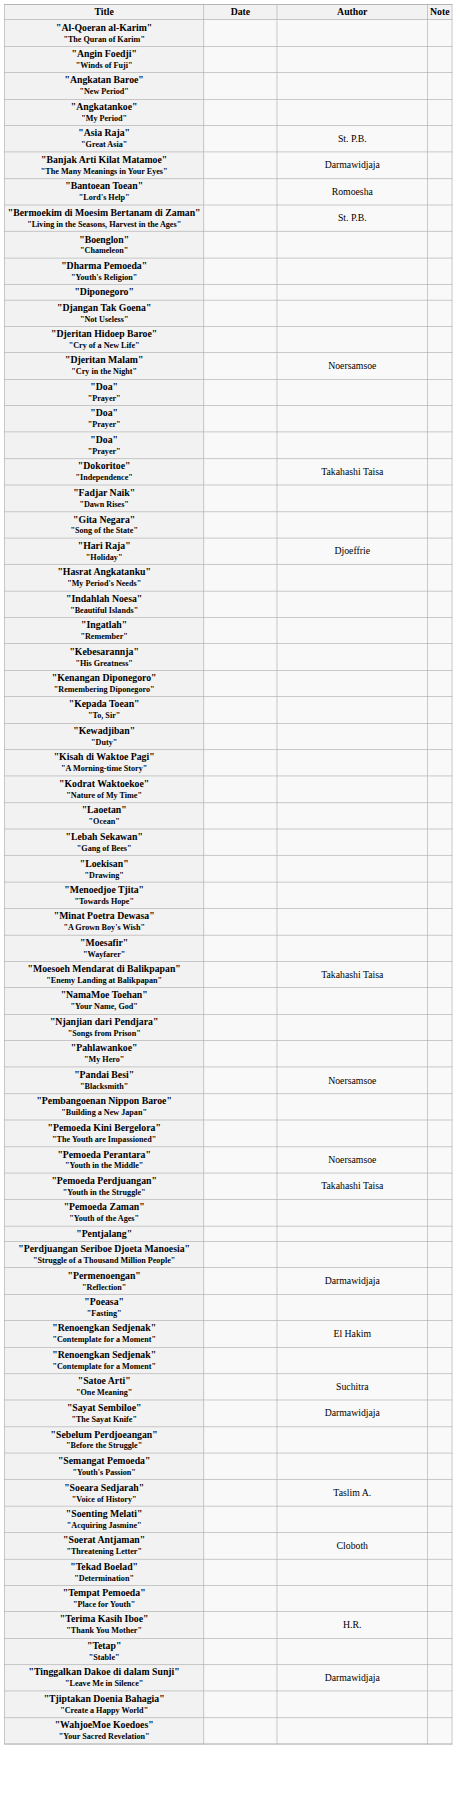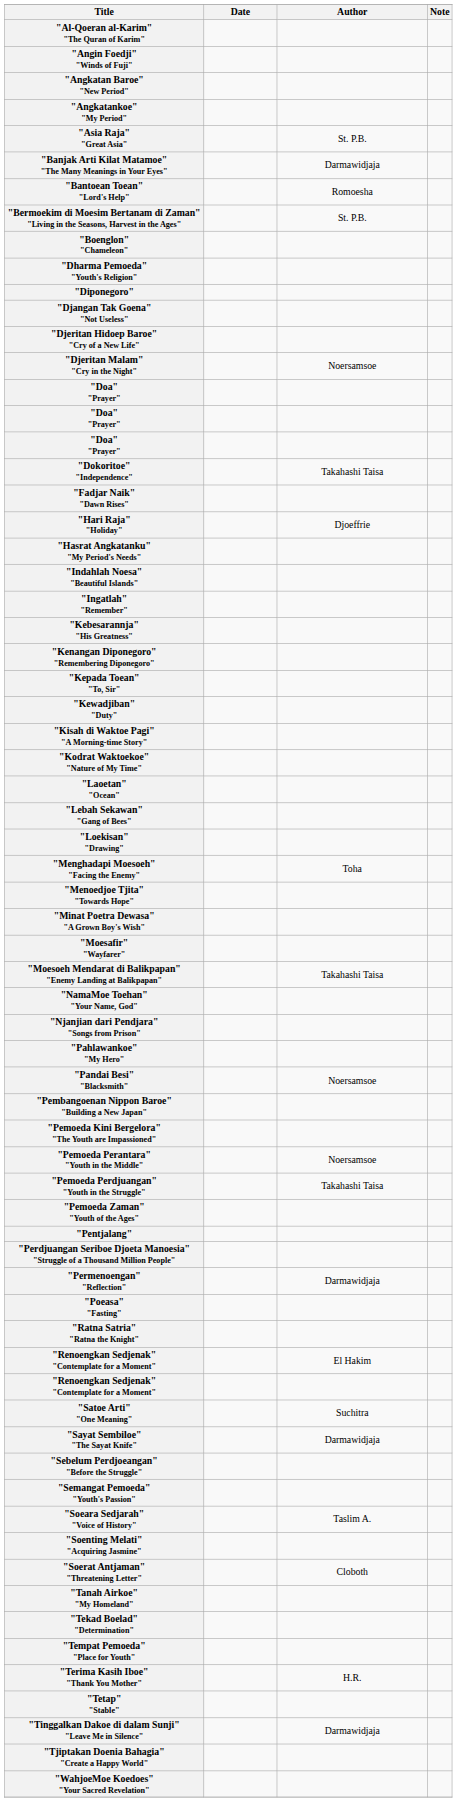- row: (104, 524)
+ row: (104, 868)
+ row: (104, 1334)
+ row: (104, 1598)
